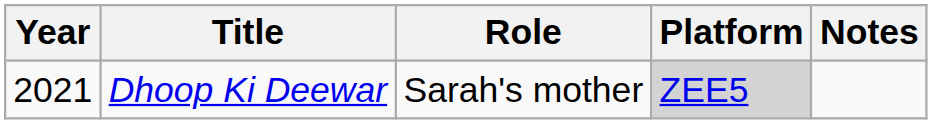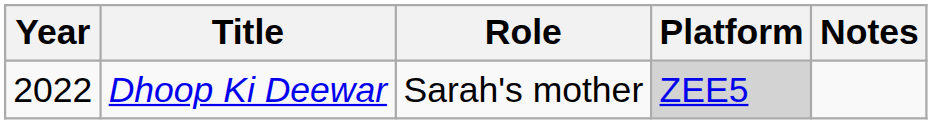(53, 88) 2021 -> (53, 88) 2022
